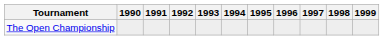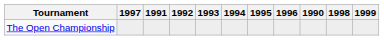columns swapped: (130, 12) <-> (313, 12)
